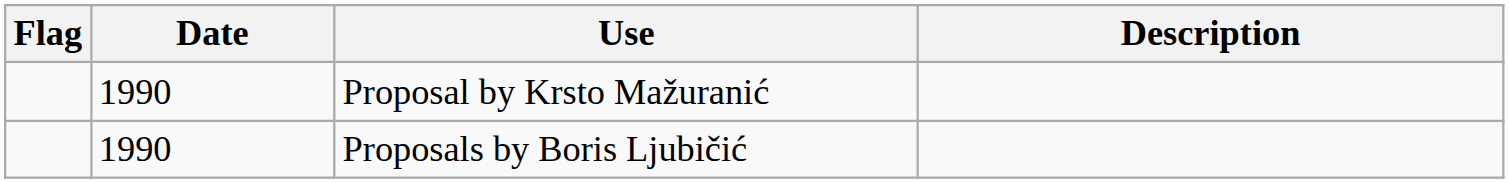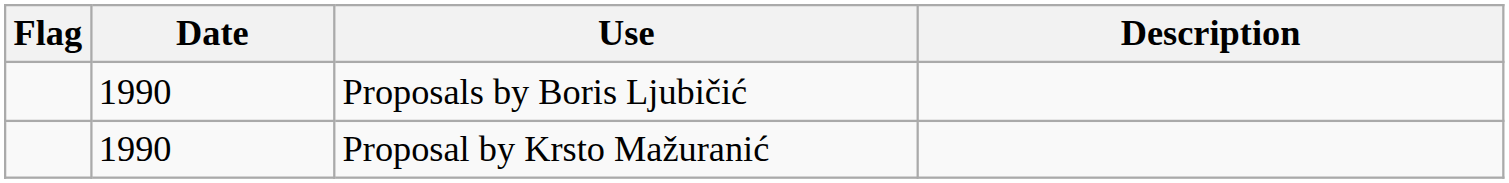rows swapped: (556, 90) <-> (545, 148)
